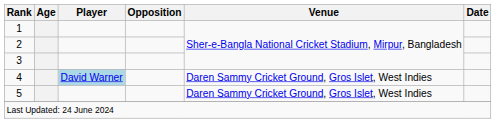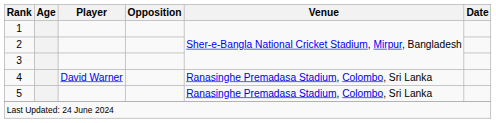(92, 77) lightblue background -> (92, 77) no background
(309, 77) Daren Sammy Cricket Ground, Gros Islet, West Indies -> (309, 77) Ranasinghe Premadasa Stadium, Colombo, Sri Lanka
(309, 93) Daren Sammy Cricket Ground, Gros Islet, West Indies -> (309, 93) Ranasinghe Premadasa Stadium, Colombo, Sri Lanka
